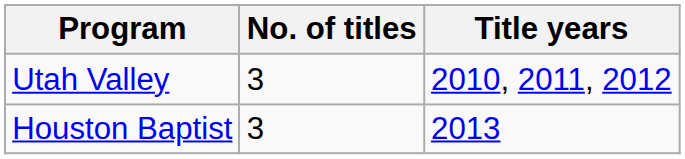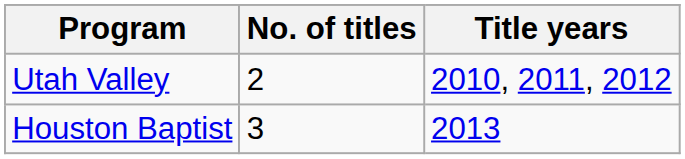(255, 78) 3 -> (255, 78) 2
